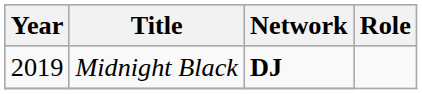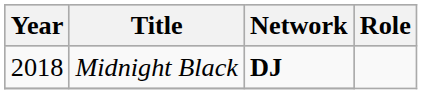(37, 66) 2019 -> (37, 66) 2018
